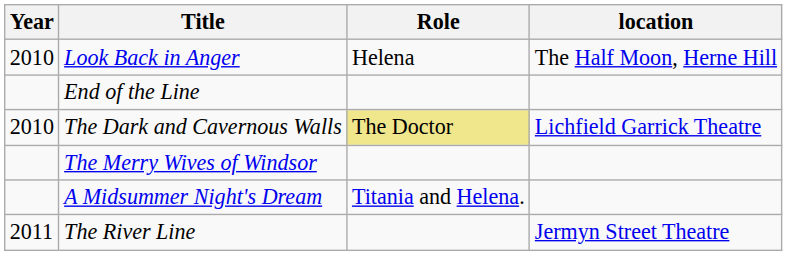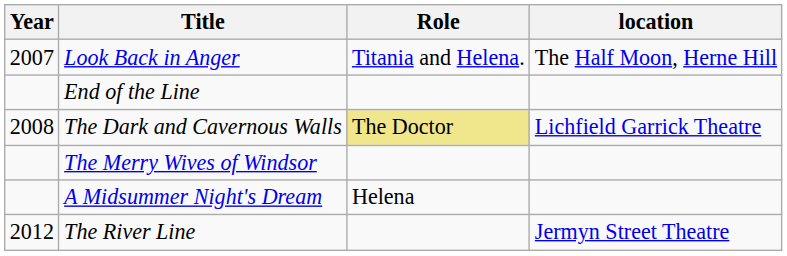(32, 57) 2010 -> (32, 57) 2007
(383, 57) Helena -> (438, 57) Titania and Helena.
(32, 127) 2010 -> (32, 127) 2008
(438, 197) Titania and Helena. -> (383, 197) Helena
(31, 232) 2011 -> (32, 232) 2012
